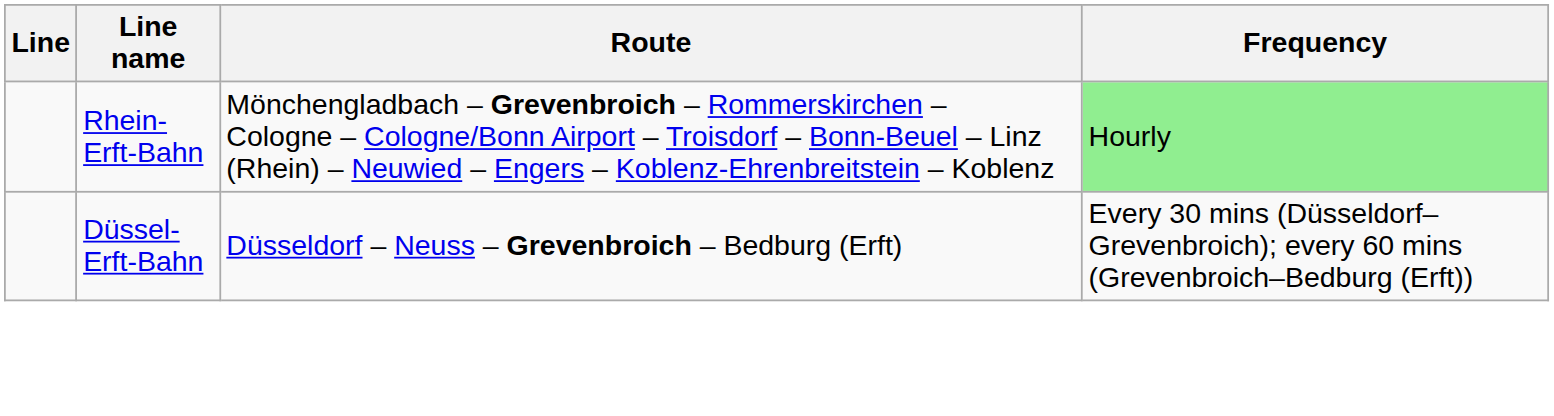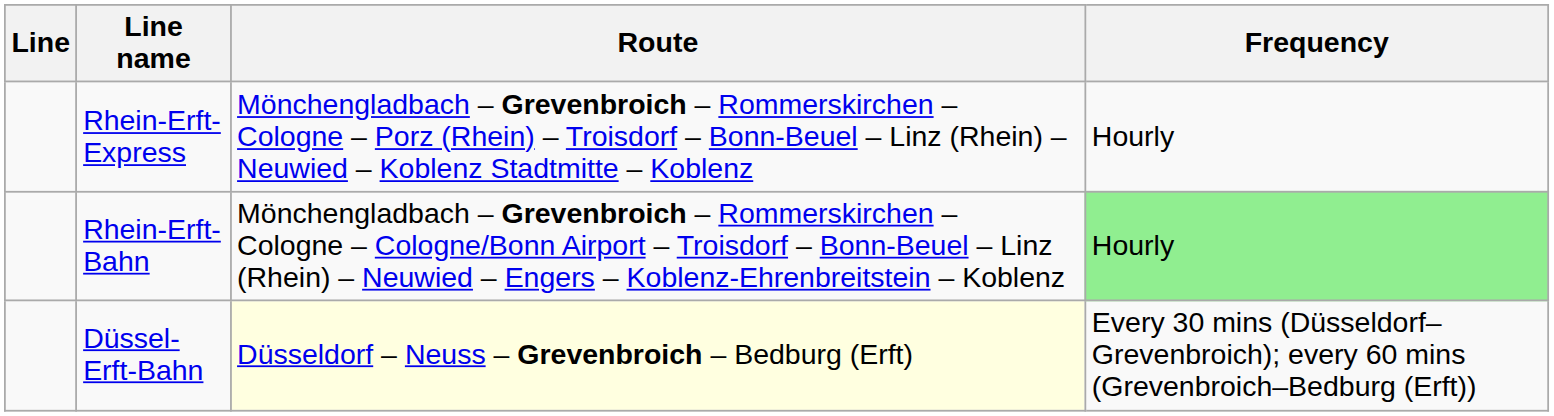+ row: (152, 136)
(564, 245) no background -> (575, 354) lightyellow background
